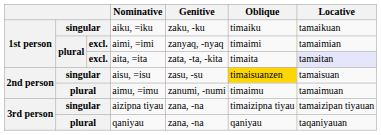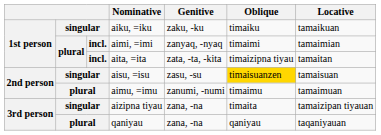(98, 43) excl. -> (98, 43) incl.
(98, 59) excl. -> (98, 59) incl.
(244, 59) timaita -> (261, 59) timaizipna tiyau
(316, 59) lavender background -> (315, 59) no background
(262, 106) timaizipna tiyau -> (243, 106) timaita
